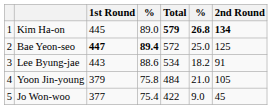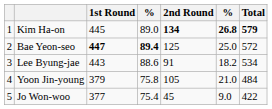columns swapped: (240, 12) <-> (175, 12)
